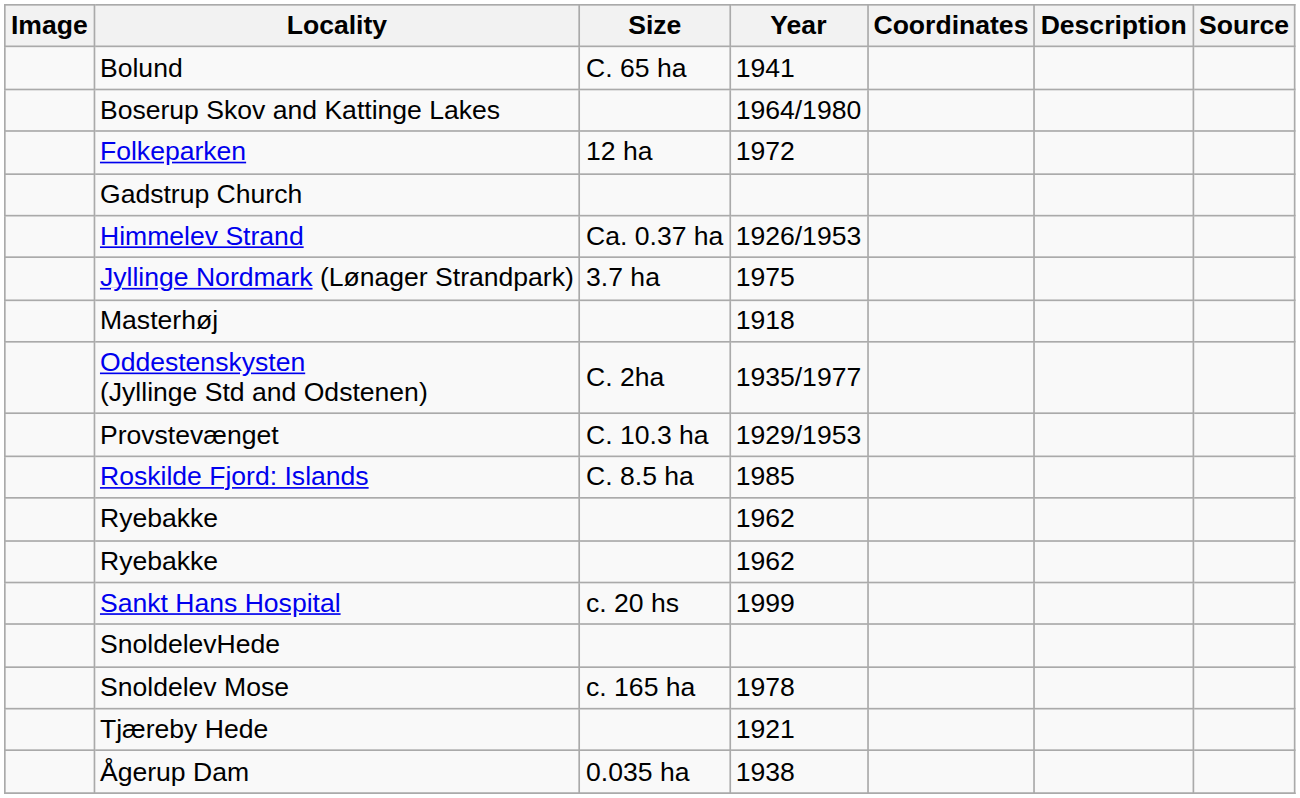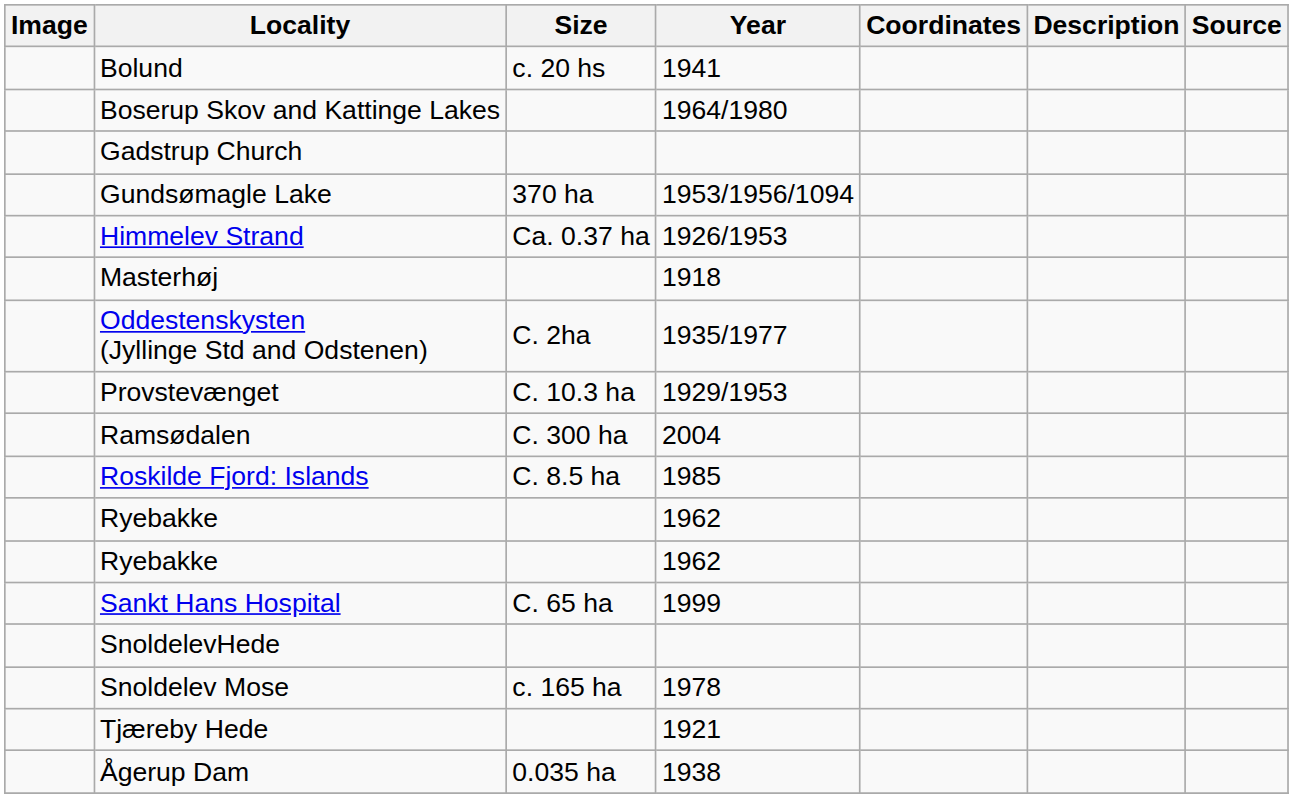(636, 67) C. 65 ha -> (559, 67) c. 20 hs
- row: (173, 151)
+ row: (216, 194)
- row: (337, 278)
+ row: (175, 434)
(633, 603) c. 20 hs -> (563, 603) C. 65 ha
